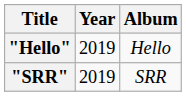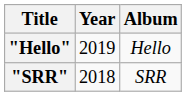(97, 76) 2019 -> (97, 76) 2018
